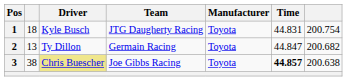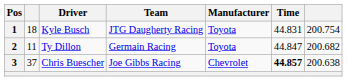(32, 46) 13 -> (32, 46) 11
(32, 63) 38 -> (32, 63) 37
(73, 63) khaki background -> (73, 63) no background
(222, 63) Toyota -> (228, 63) Chevrolet
